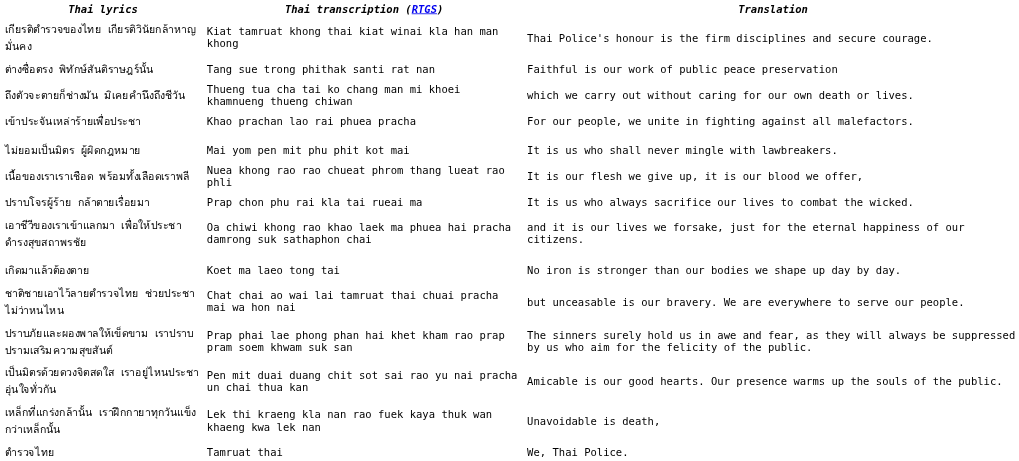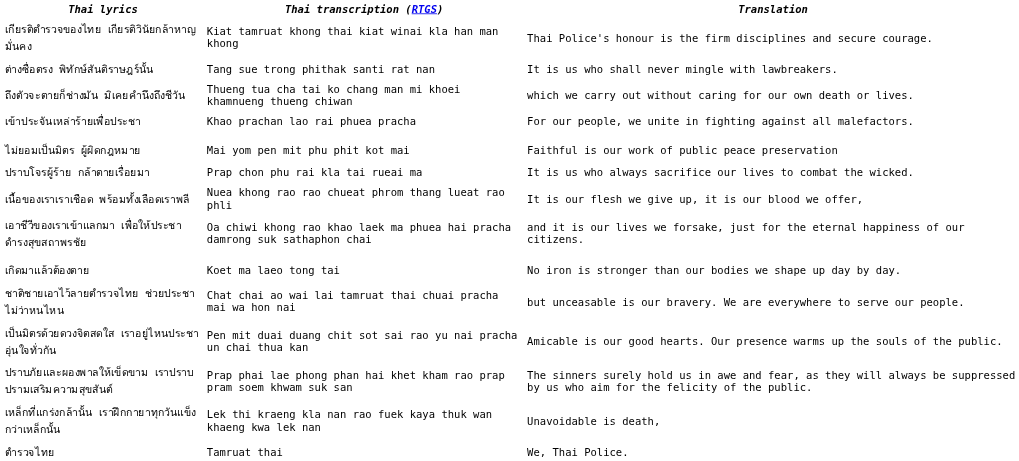(682, 69) Faithful is our work of public peace preservation -> (682, 69) It is us who shall never mingle with lawbreakers.
(682, 150) It is us who shall never mingle with lawbreakers. -> (682, 150) Faithful is our work of public peace preservation
rows swapped: (77, 203) <-> (97, 176)
rows swapped: (102, 381) <-> (99, 341)
